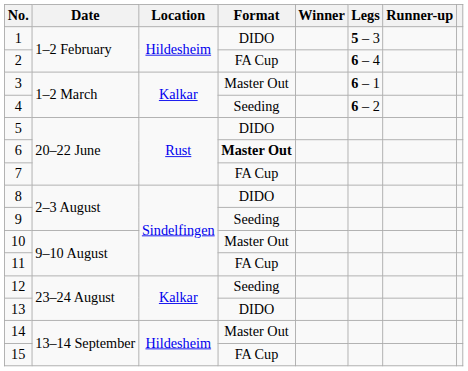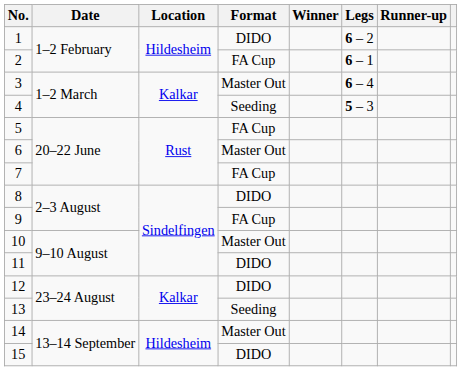(366, 38) 5 – 3 -> (359, 38) 6 – 2
(366, 60) 6 – 4 -> (359, 60) 6 – 1
(366, 83) 6 – 1 -> (359, 83) 6 – 4
(366, 106) 6 – 2 -> (359, 106) 5 – 3
(256, 128) DIDO -> (253, 128) FA Cup
(256, 151) bold -> (253, 151) normal
(256, 219) Seeding -> (253, 219) FA Cup
(256, 264) FA Cup -> (253, 264) DIDO
(256, 286) Seeding -> (253, 286) DIDO
(256, 309) DIDO -> (253, 309) Seeding
(256, 354) FA Cup -> (253, 354) DIDO
